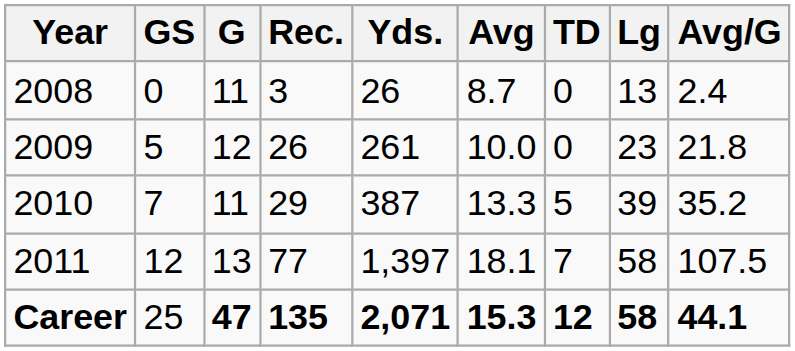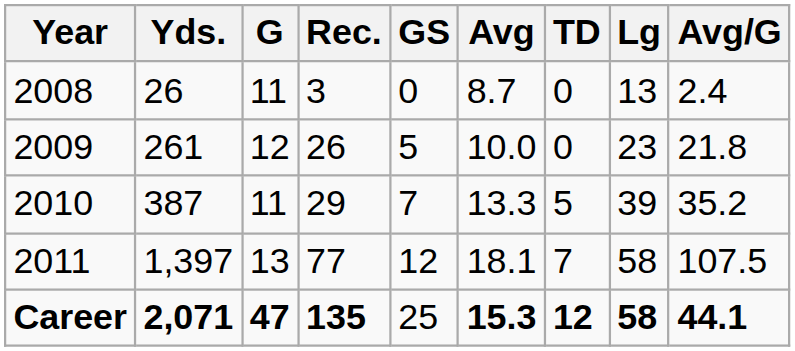columns swapped: (169, 32) <-> (405, 32)
